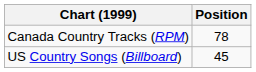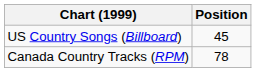rows swapped: (98, 36) <-> (95, 57)
